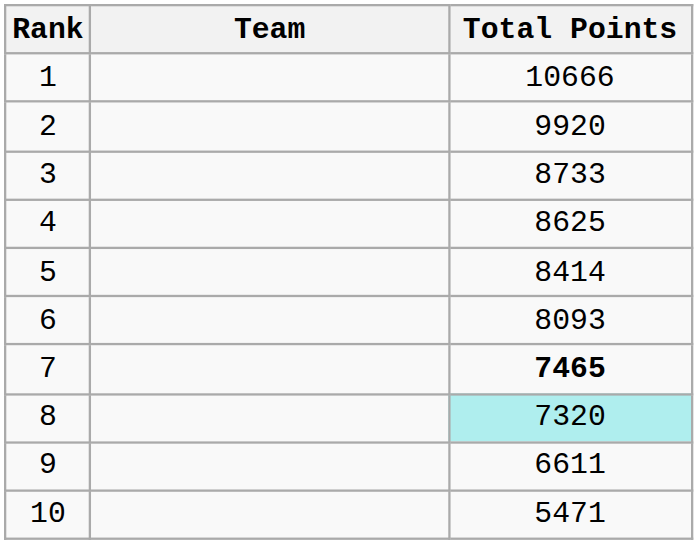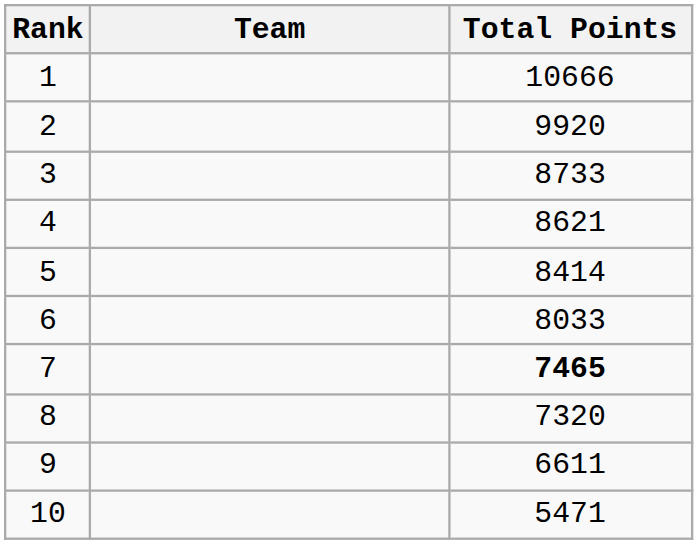(570, 223) 8625 -> (570, 223) 8621
(570, 321) 8093 -> (570, 321) 8033
(570, 418) paleturquoise background -> (570, 418) no background
